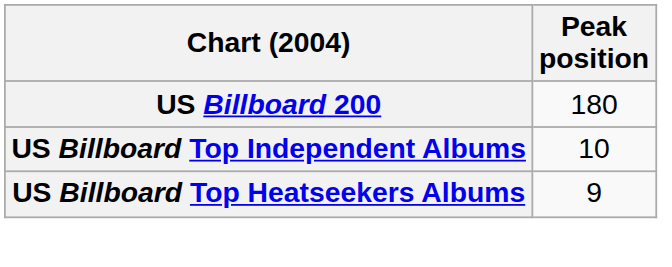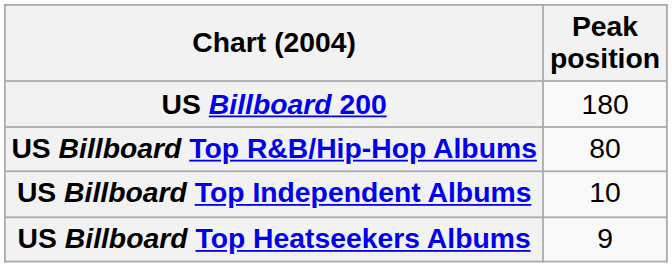+ row: (274, 148)
